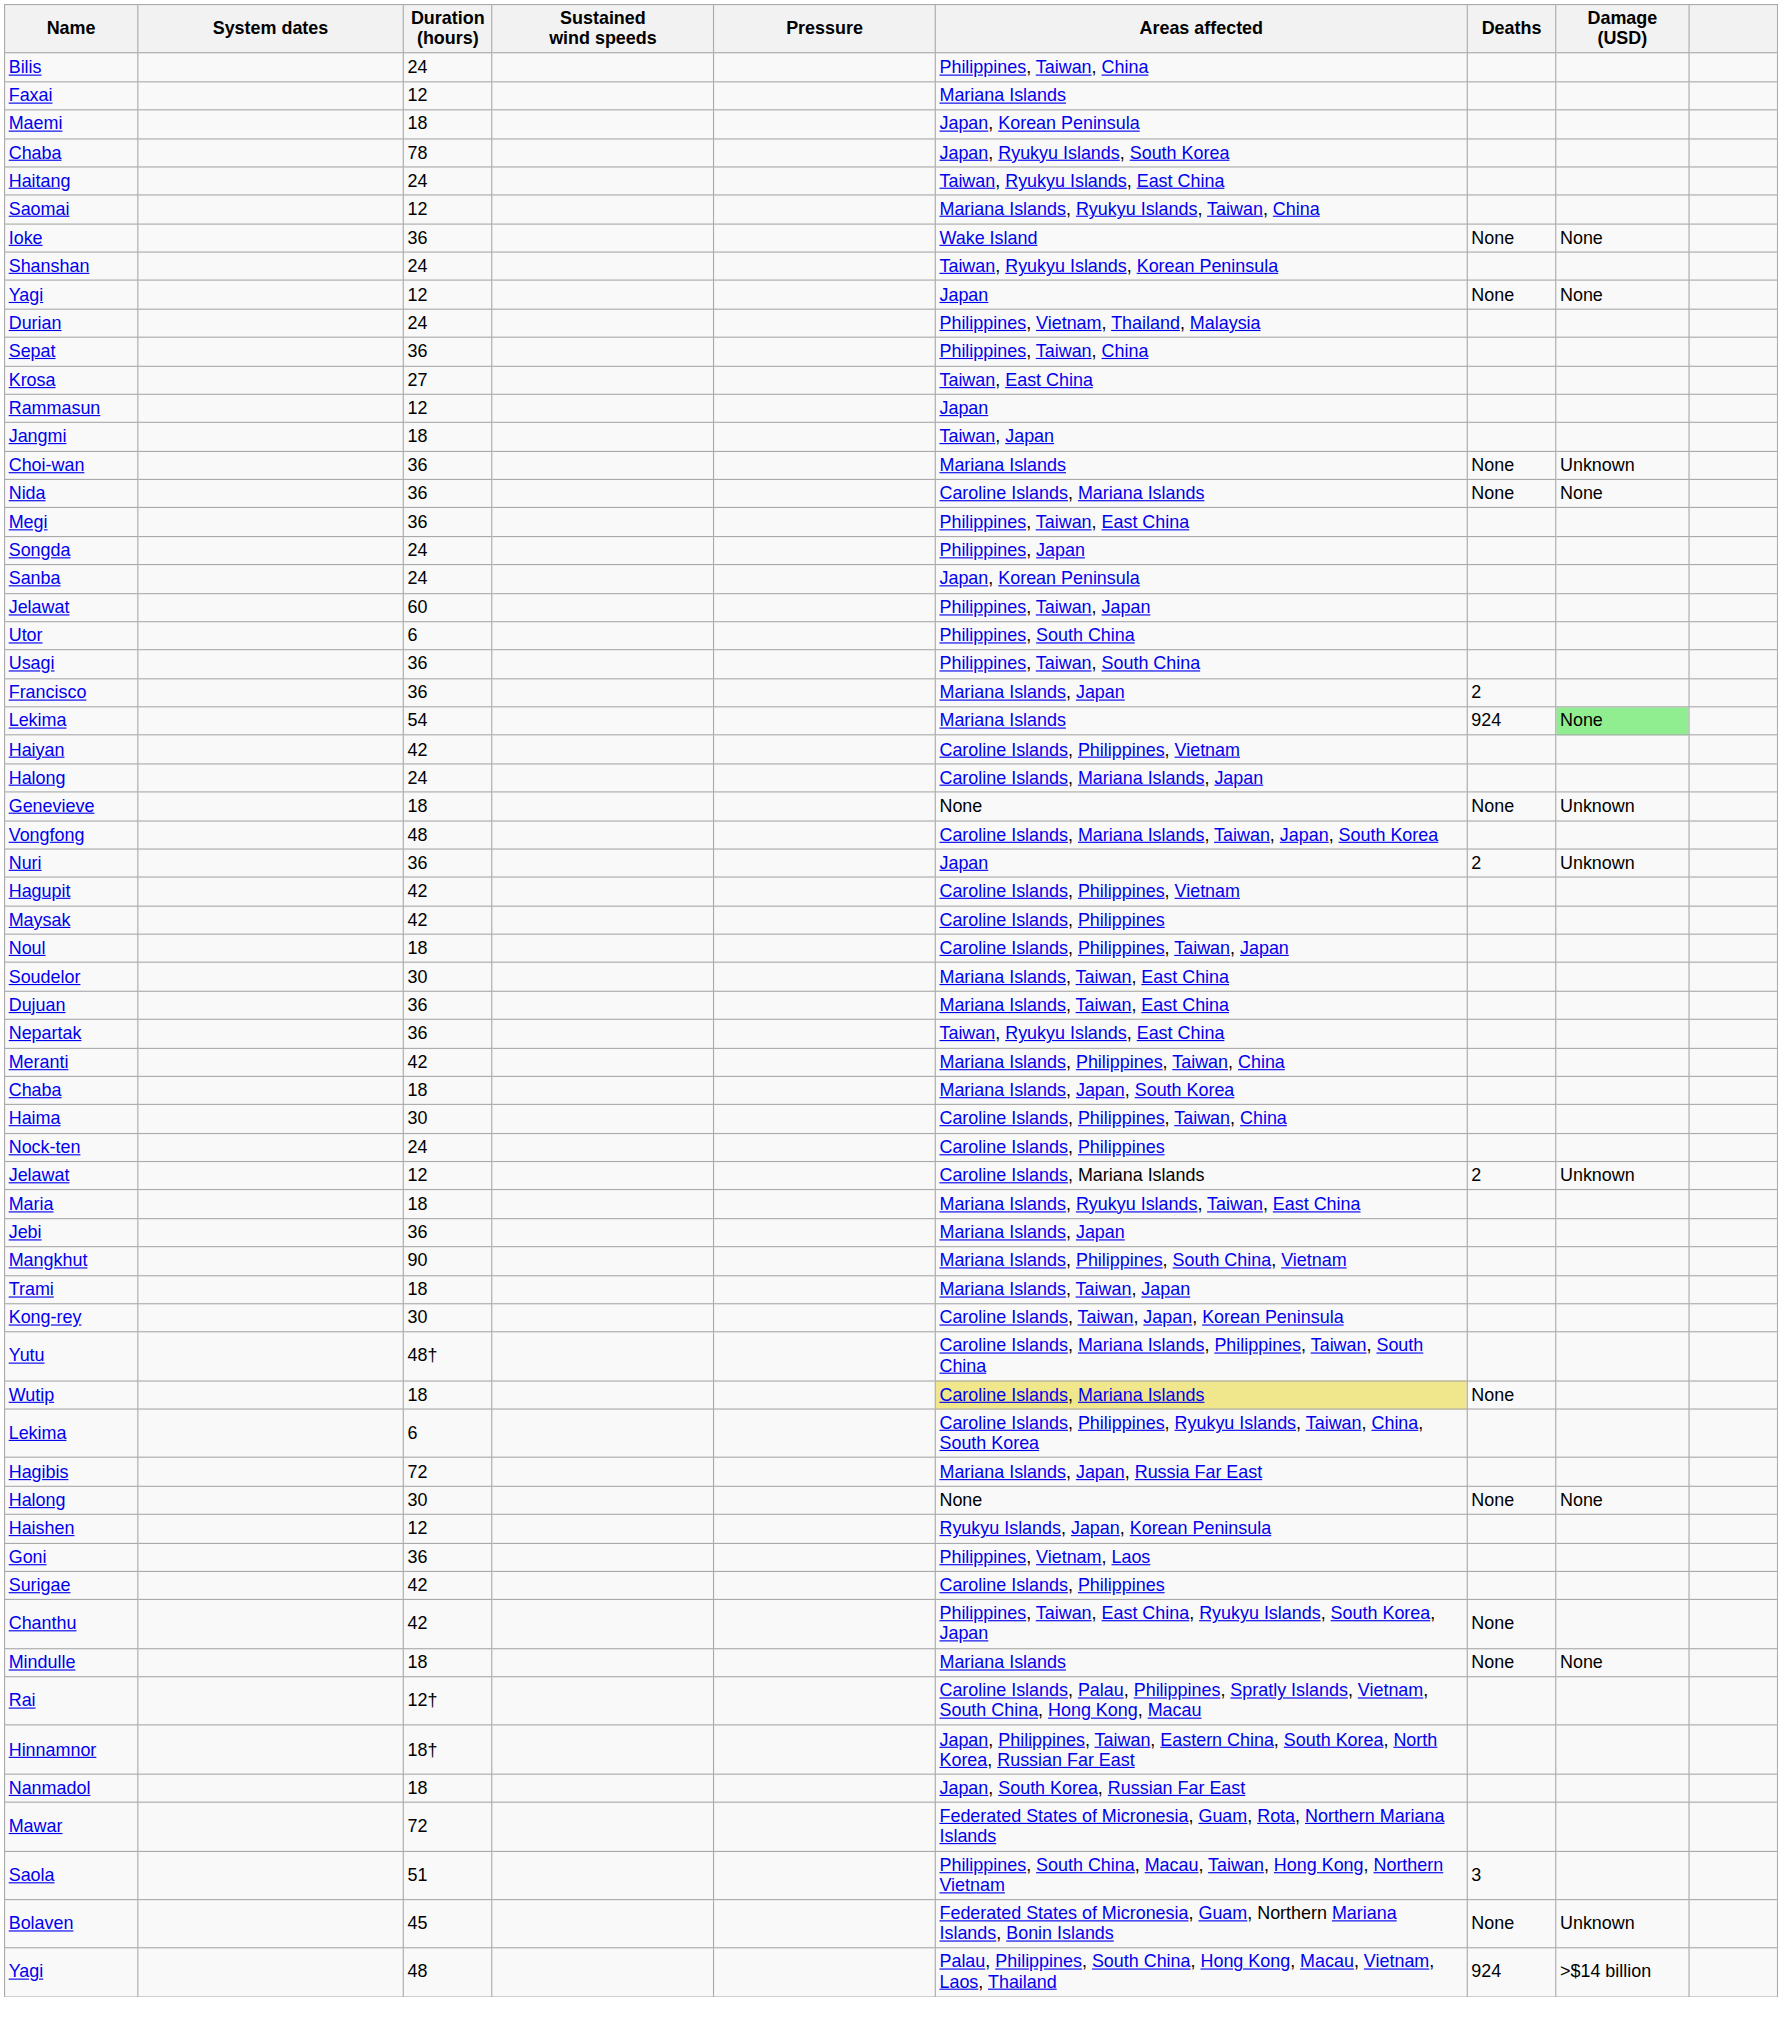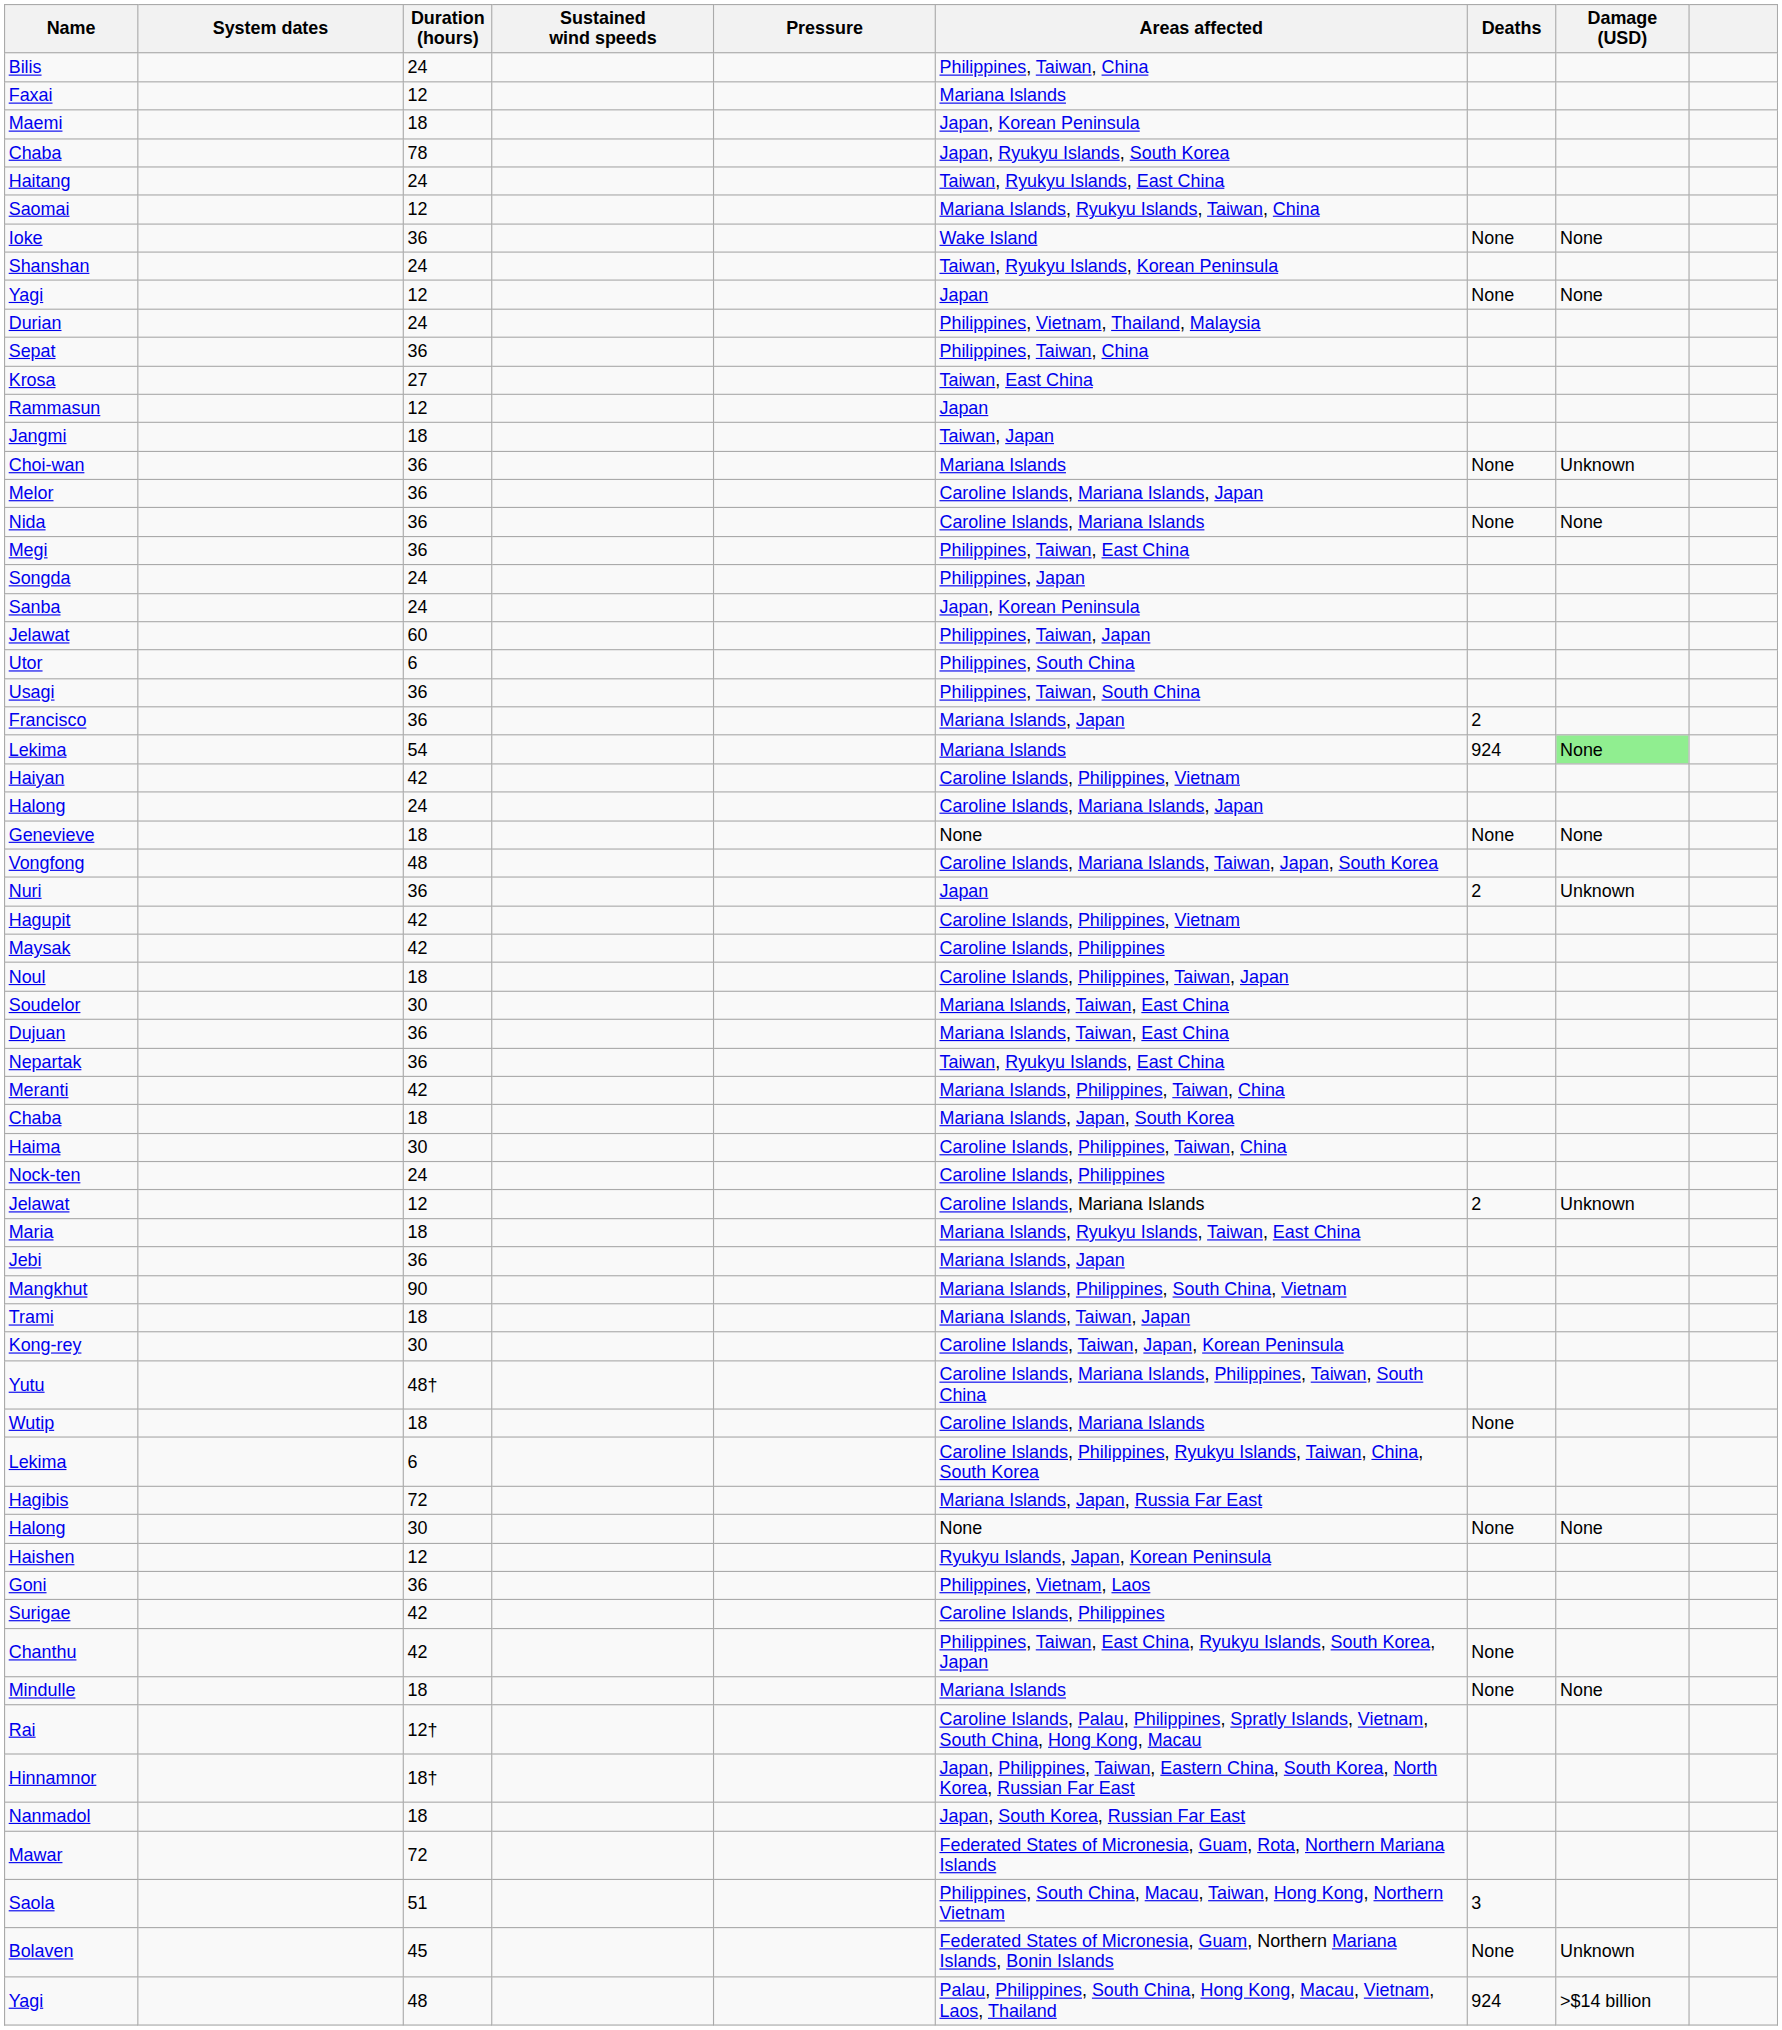+ row: (31, 493)
(1597, 806) Unknown -> (1581, 834) None
(1072, 1394) khaki background -> (1072, 1423) no background
